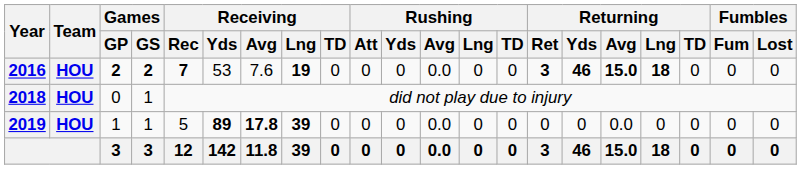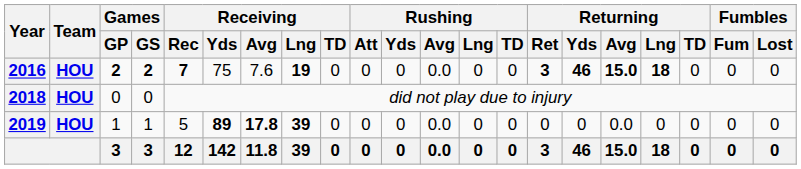(222, 71) 53 -> (222, 71) 75
(148, 97) 1 -> (148, 97) 0
